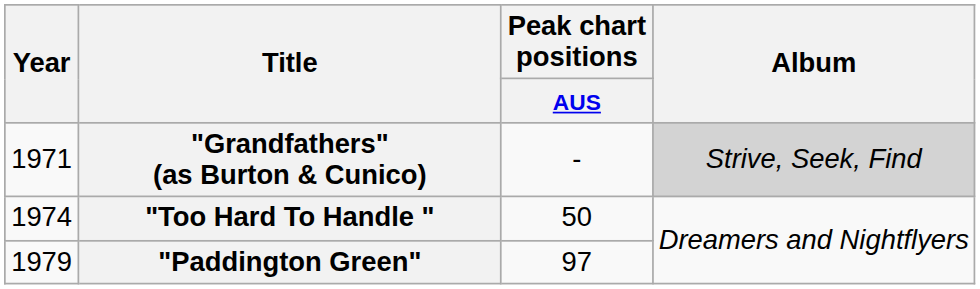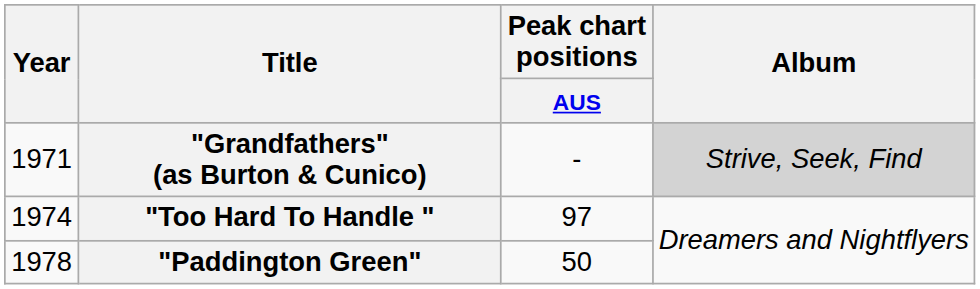(577, 217) 50 -> (577, 217) 97
(42, 261) 1979 -> (42, 261) 1978
(577, 261) 97 -> (577, 261) 50
